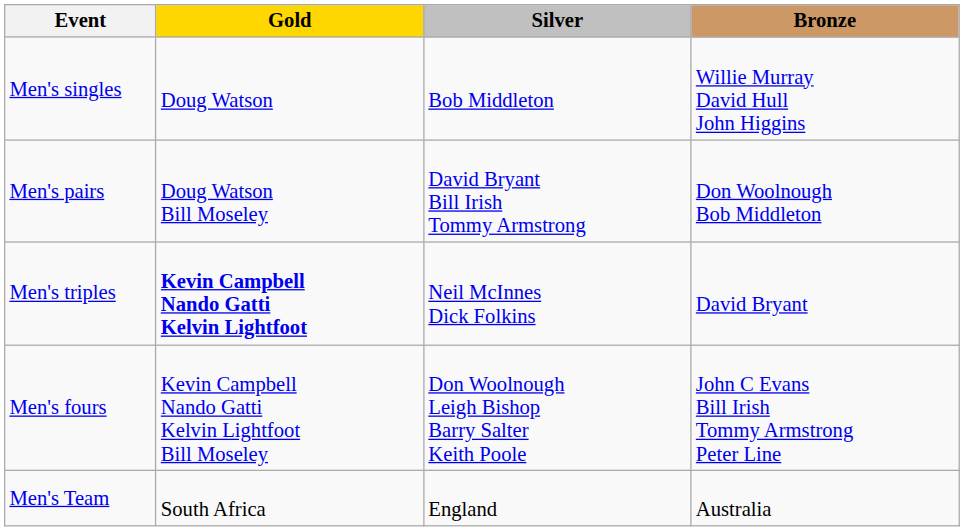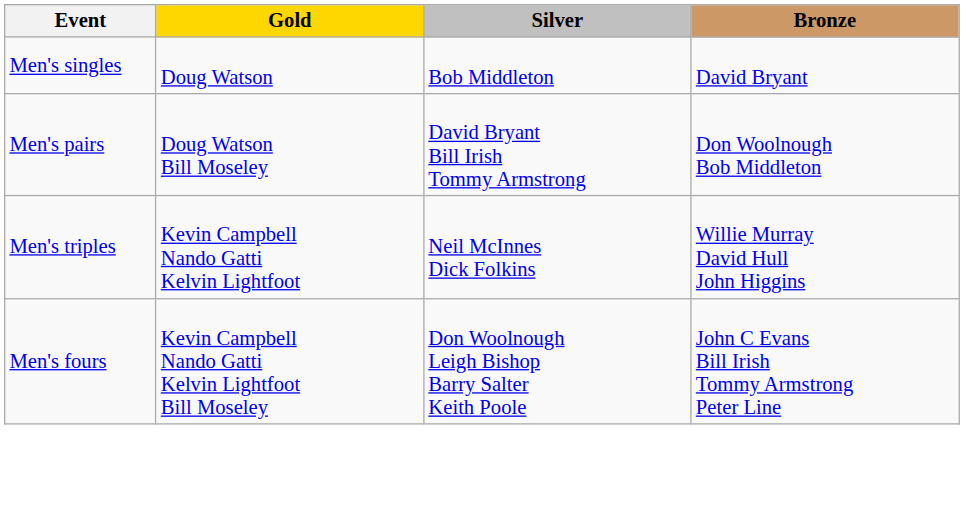(755, 100) Willie Murray David Hull John Higgins -> (752, 76) David Bryant
(234, 304) bold -> (230, 258) normal
(752, 304) David Bryant -> (755, 258) Willie Murray David Hull John Higgins
- row: (59, 498)
